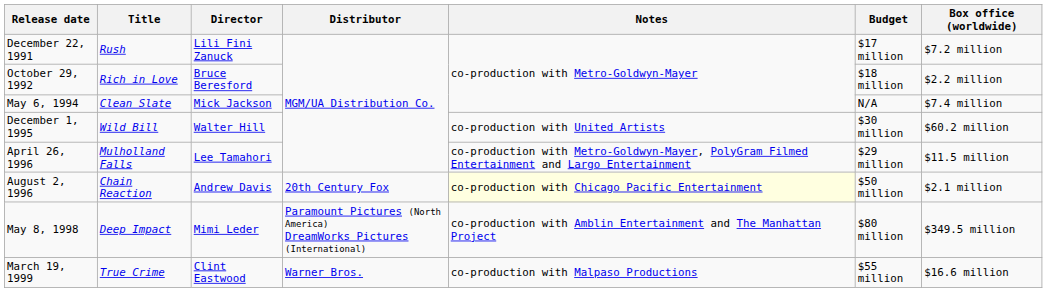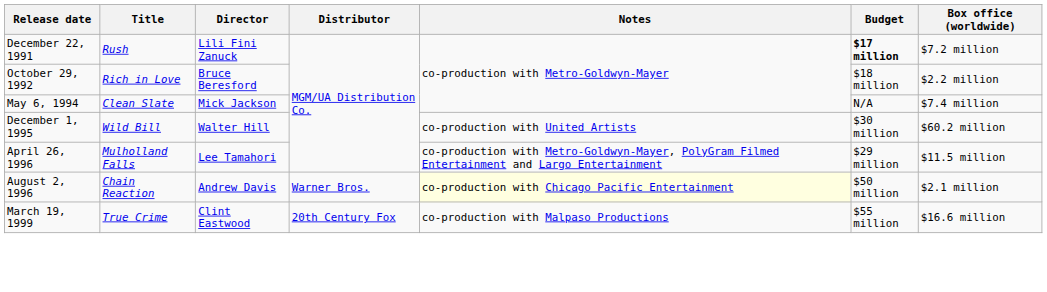(880, 49) normal -> (876, 49) bold
(337, 187) 20th Century Fox -> (331, 187) Warner Bros.
- row: (43, 230)
(324, 272) Warner Bros. -> (344, 217) 20th Century Fox
